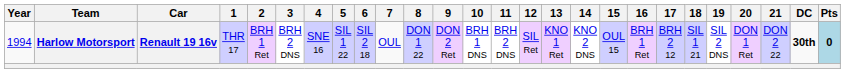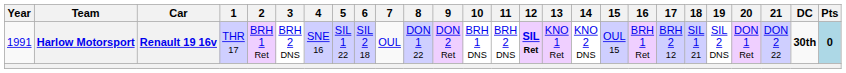(19, 42) 1994 -> (19, 42) 1991
(531, 42) normal -> (531, 42) bold
